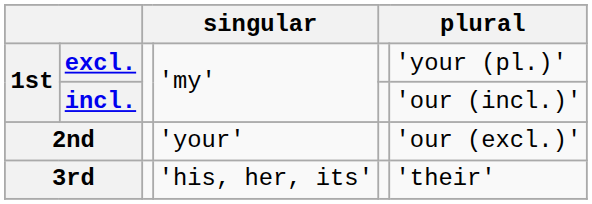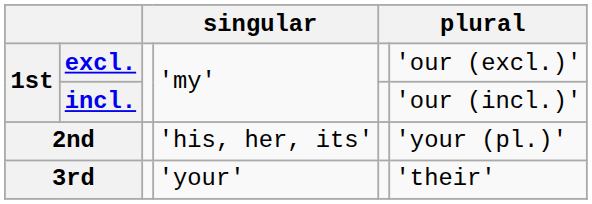(481, 63) 'your (pl.)' -> (488, 63) 'our (excl.)'
(202, 141) 'your' -> (266, 141) 'his, her, its'
(488, 141) 'our (excl.)' -> (481, 141) 'your (pl.)'
(266, 179) 'his, her, its' -> (202, 179) 'your'
